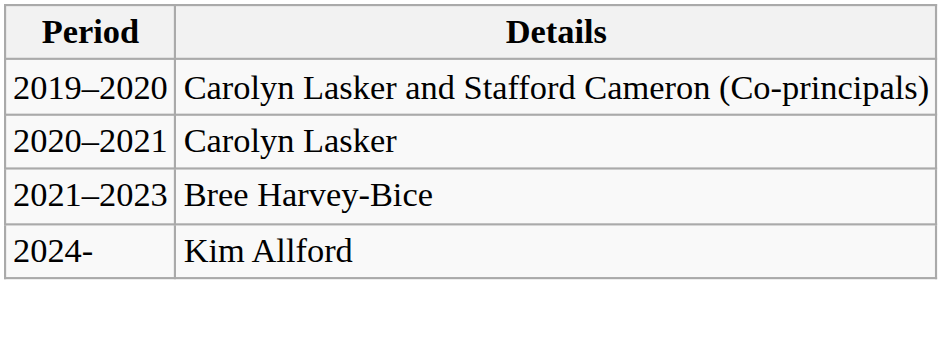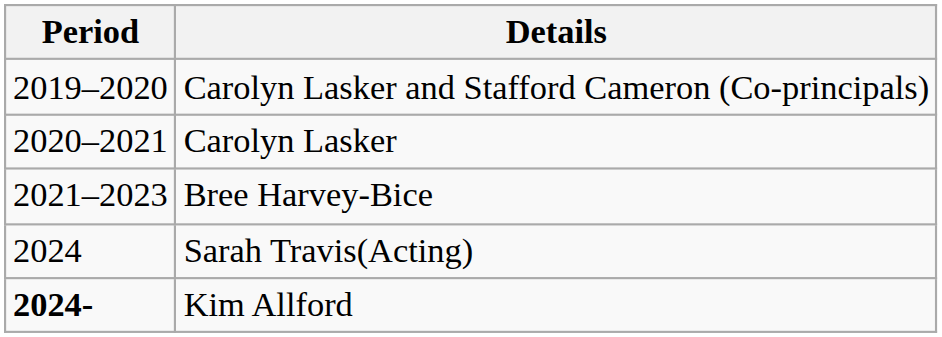+ row: (328, 250)
(53, 250) normal -> (53, 304) bold
